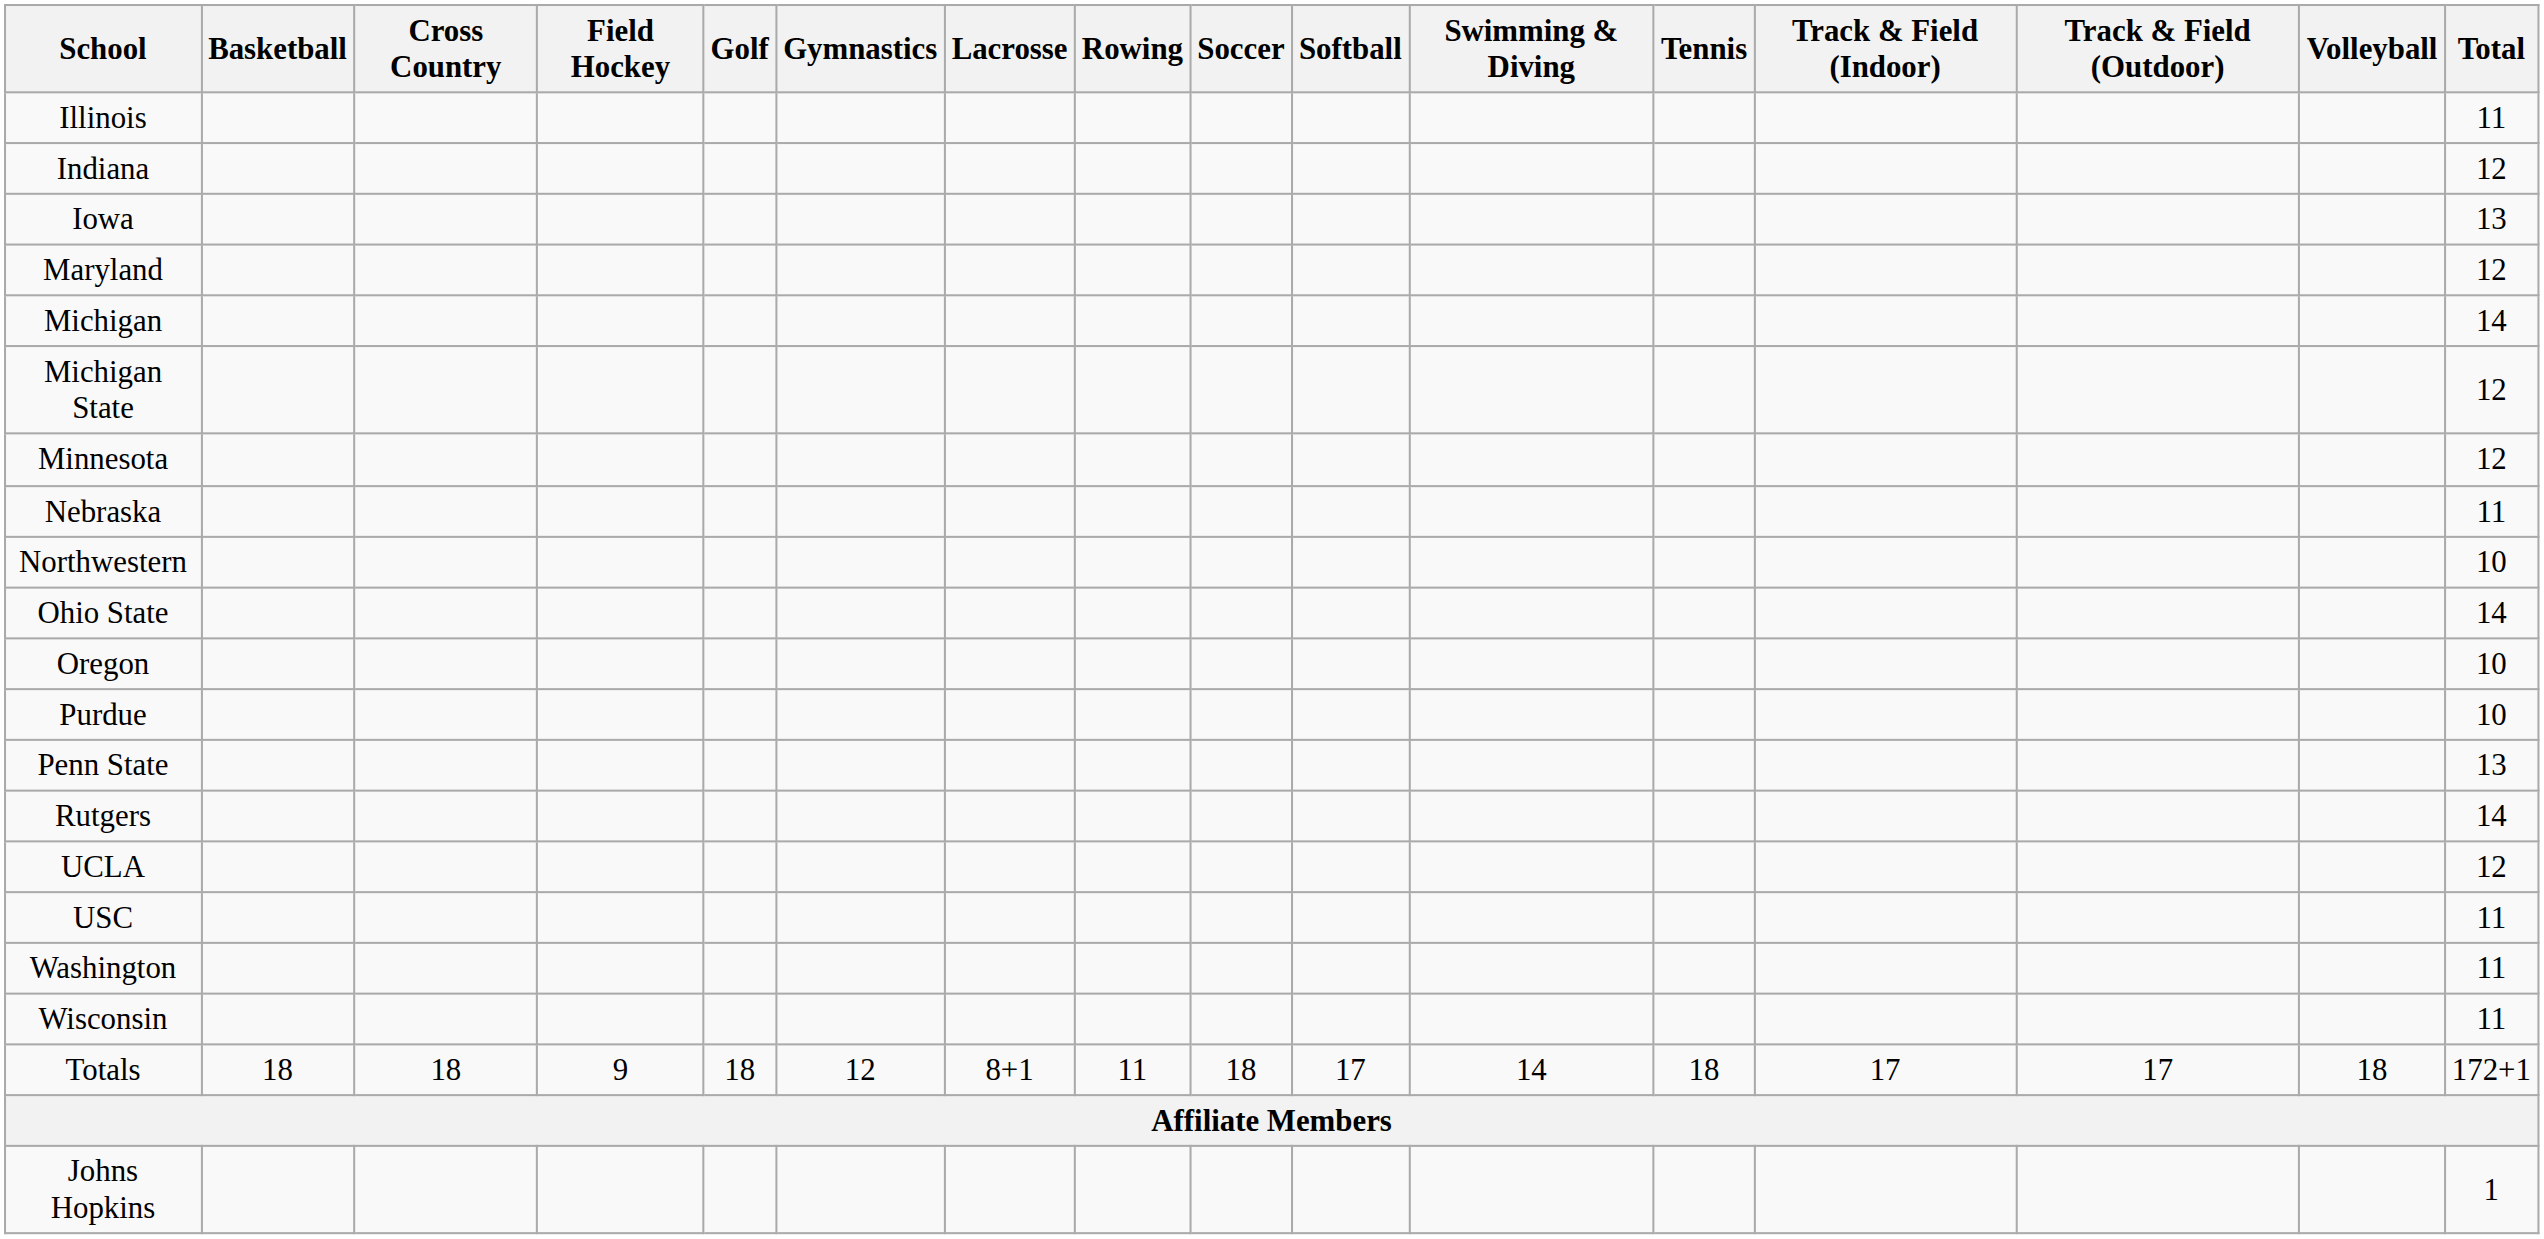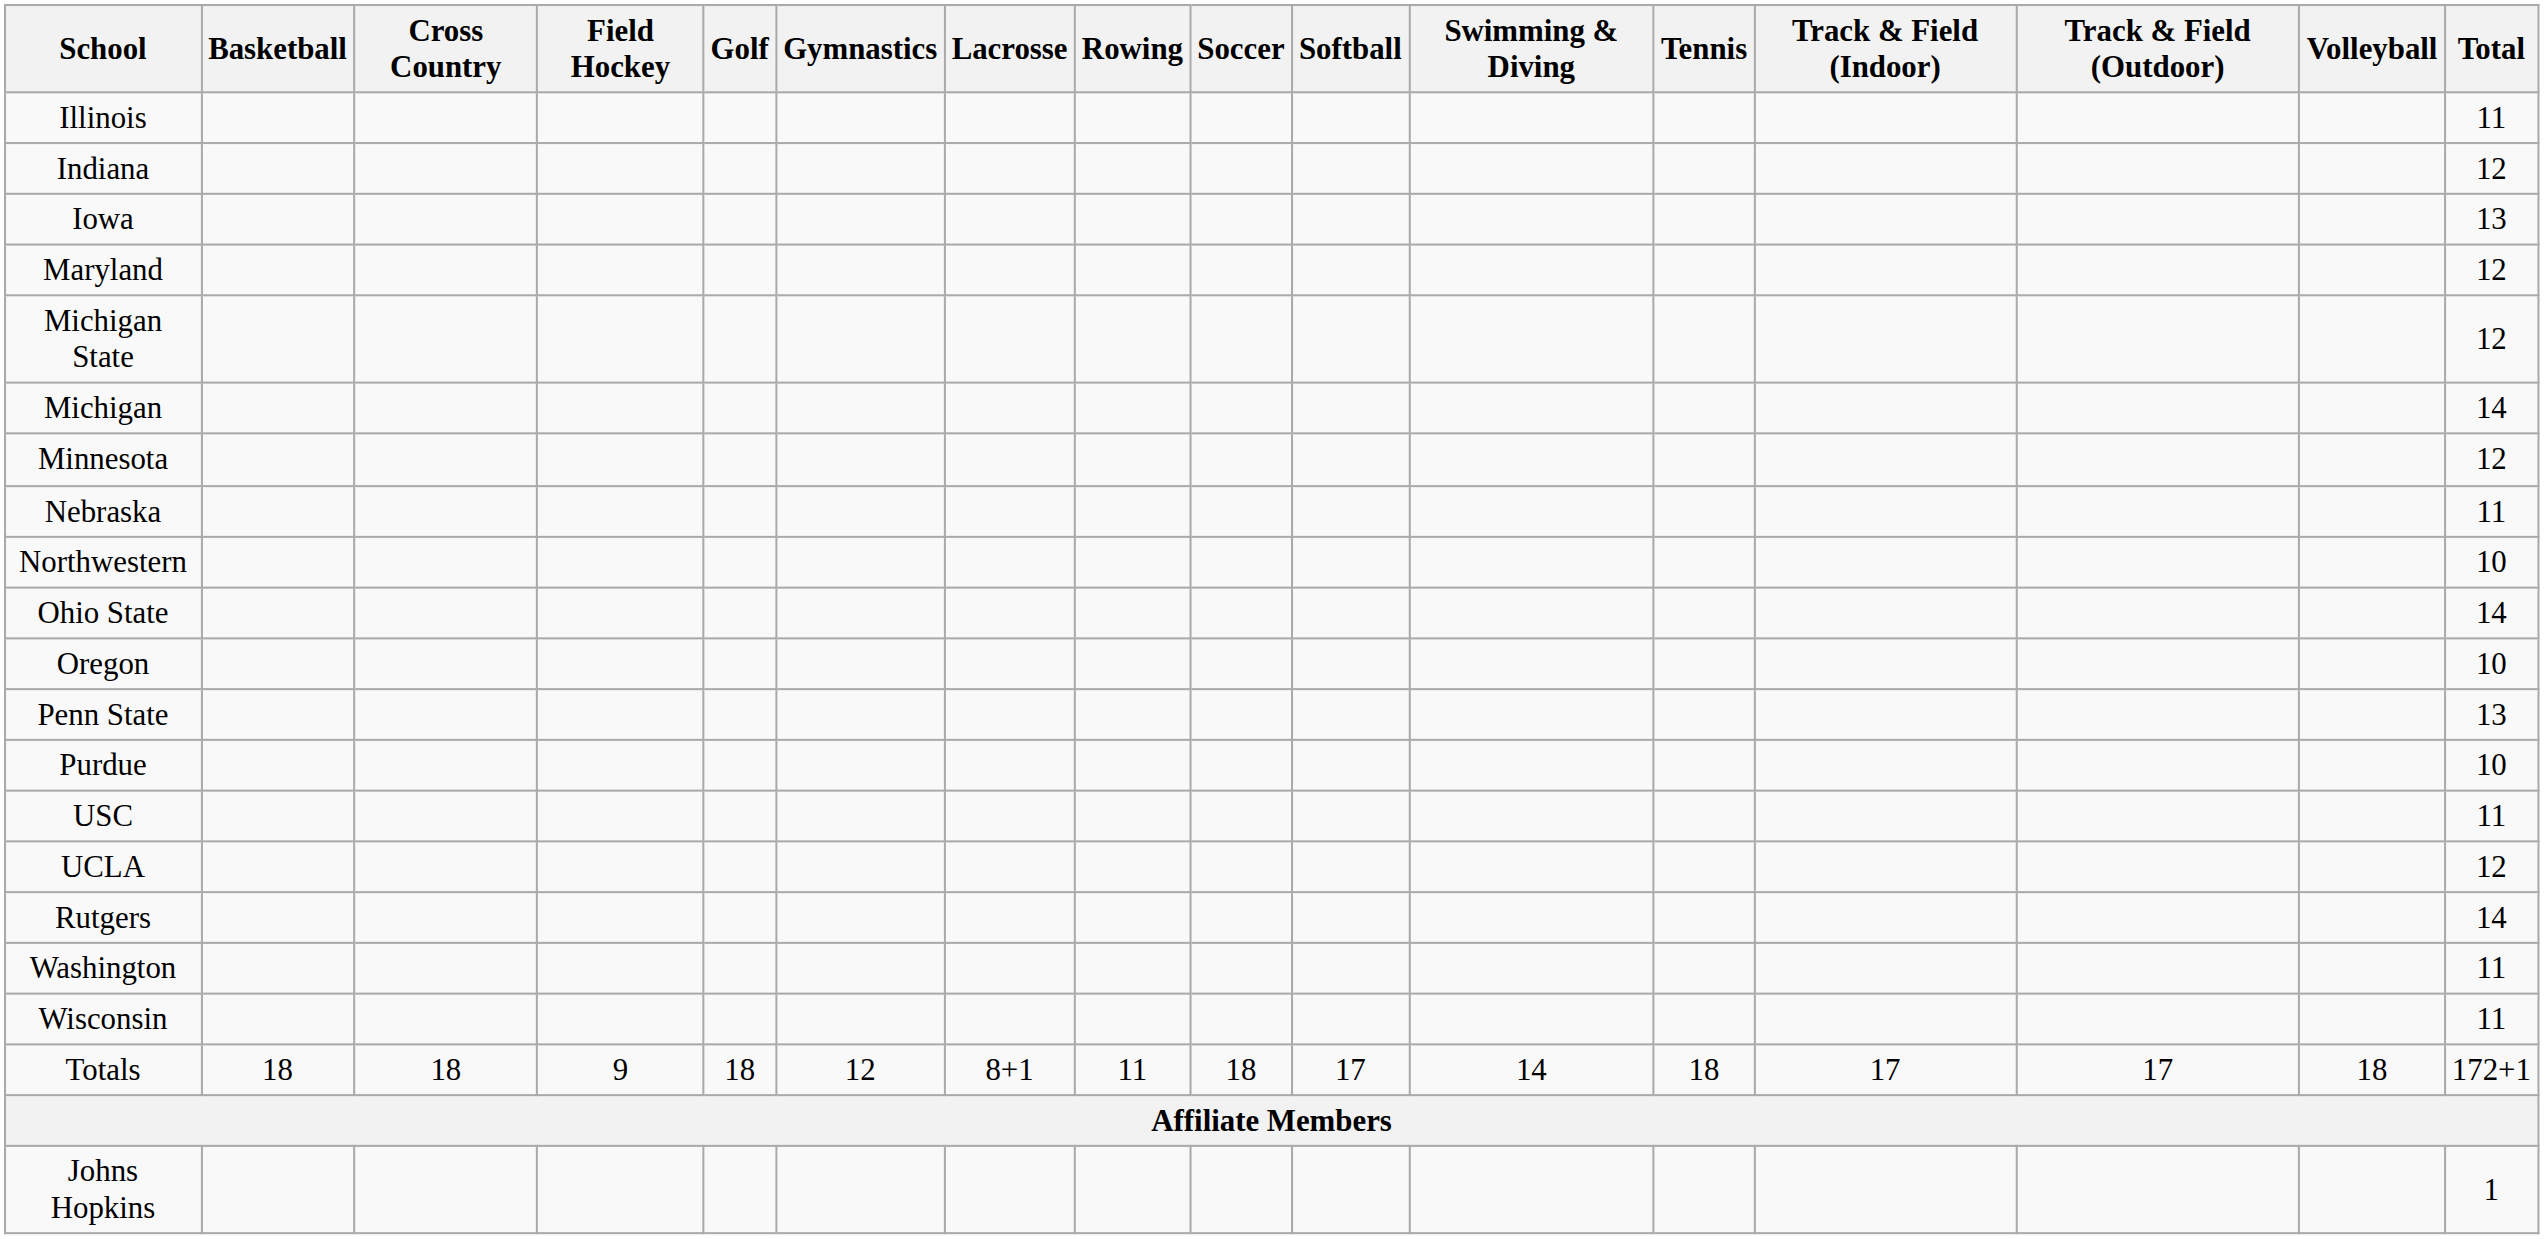rows swapped: (103, 321) <-> (103, 390)
rows swapped: (103, 764) <-> (103, 713)
rows swapped: (103, 815) <-> (103, 917)
